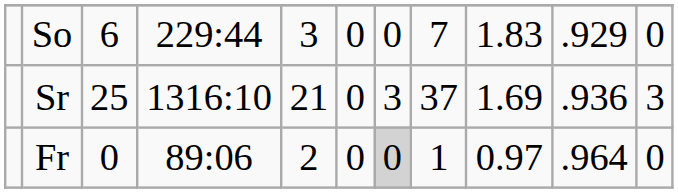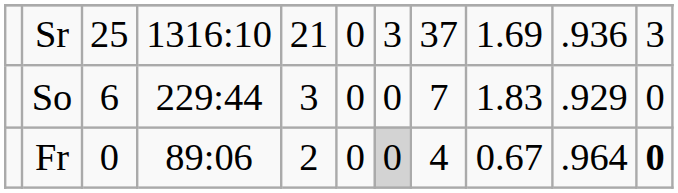rows swapped: (52, 95) <-> (52, 34)
(439, 156) 1 -> (439, 156) 4
(509, 156) 0.97 -> (509, 156) 0.67
(655, 156) normal -> (655, 156) bold
